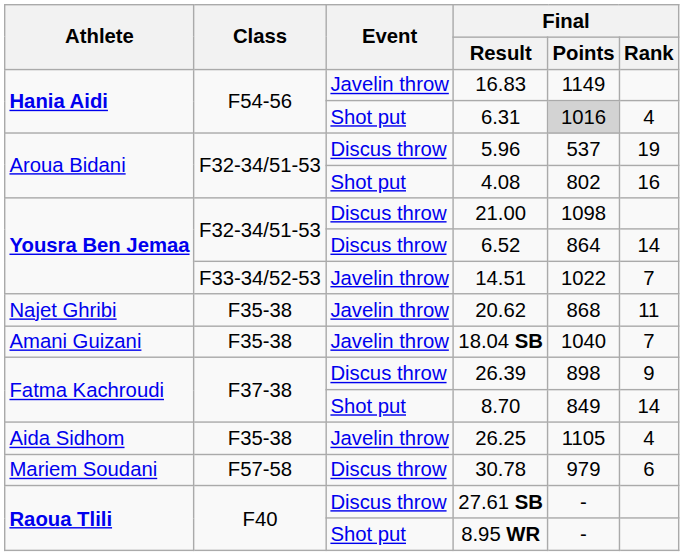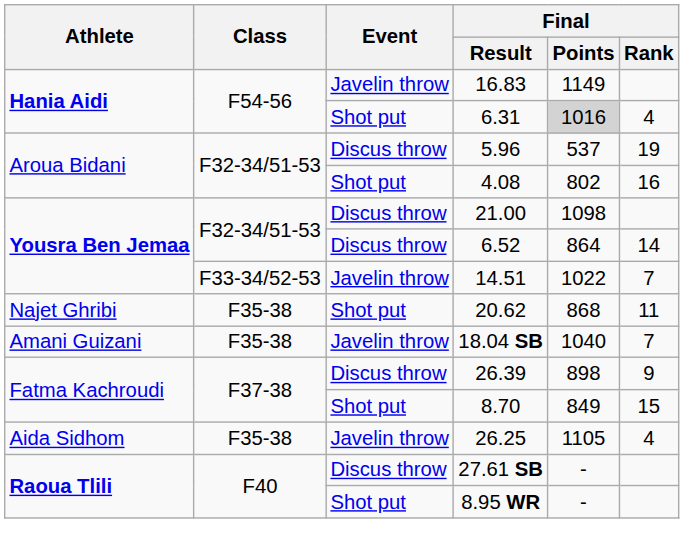(390, 310) Javelin throw -> (368, 310) Shot put
(649, 406) 14 -> (649, 406) 15
- row: (501, 470)
